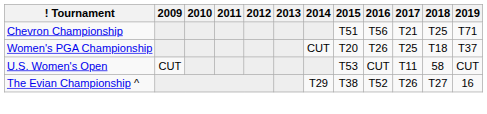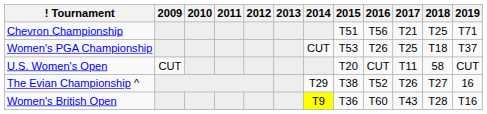(348, 48) T20 -> (348, 48) T53
(348, 66) T53 -> (348, 66) T20
+ row: (62, 101)
